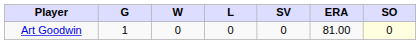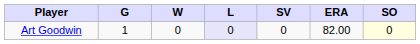(231, 30) no background -> (231, 30) lavender background
(336, 30) 81.00 -> (336, 30) 82.00
